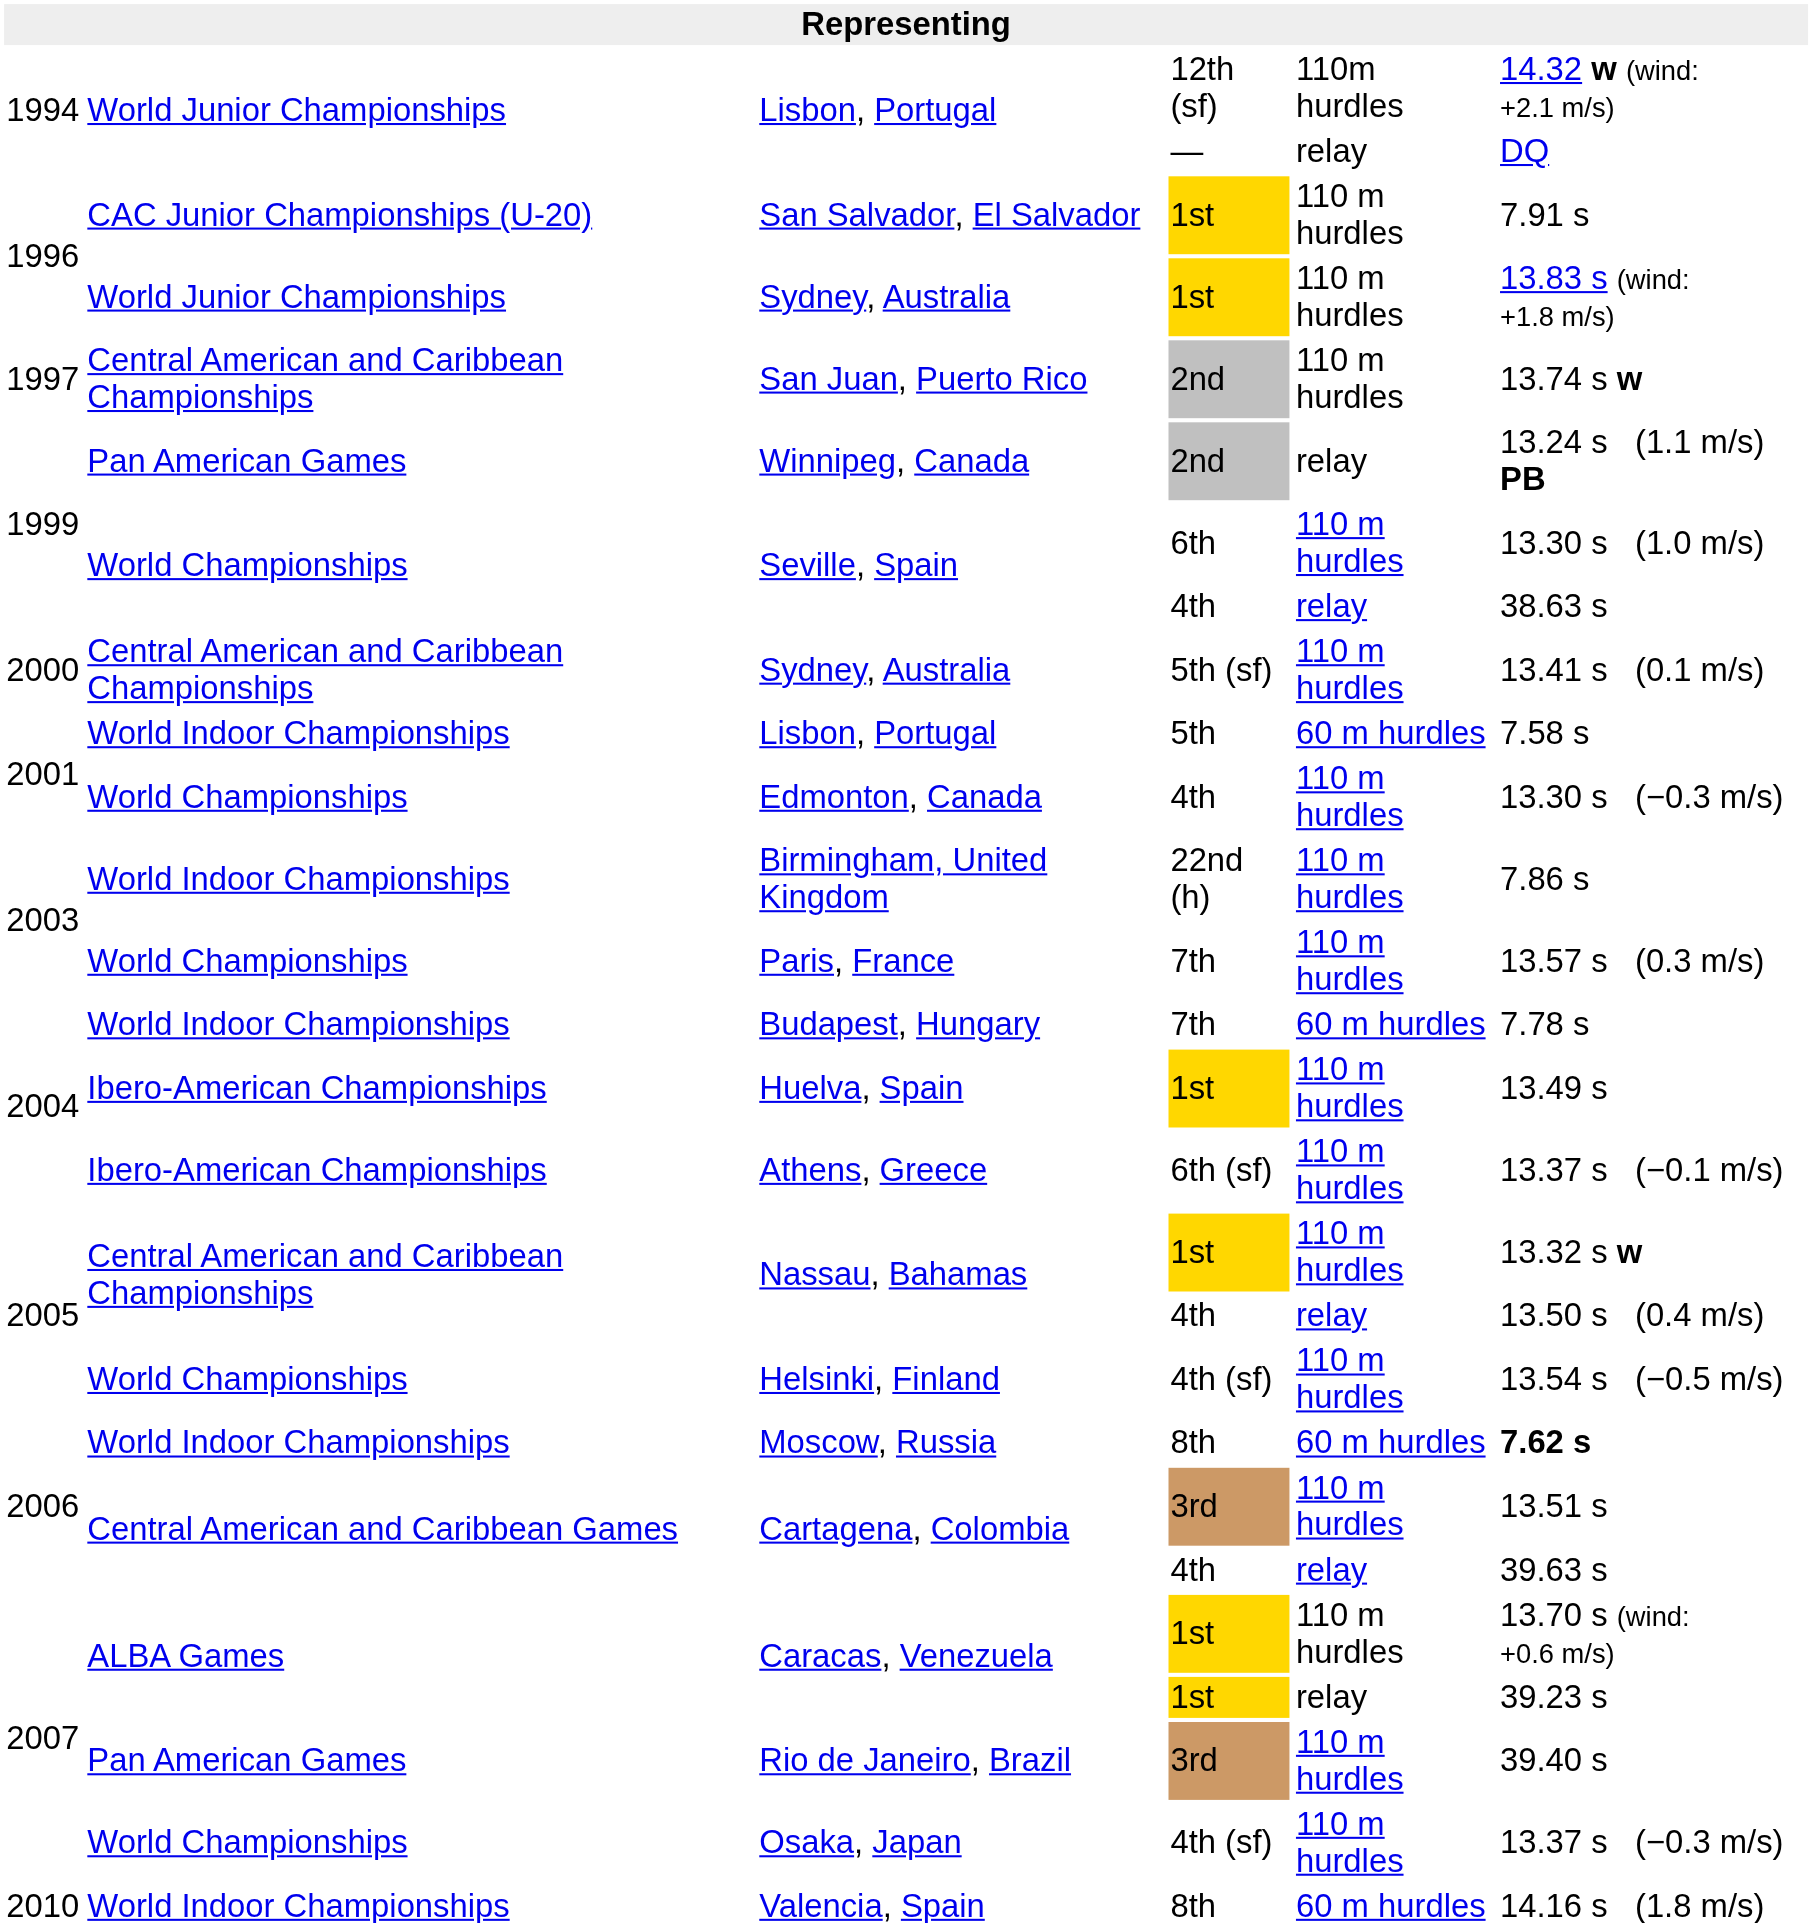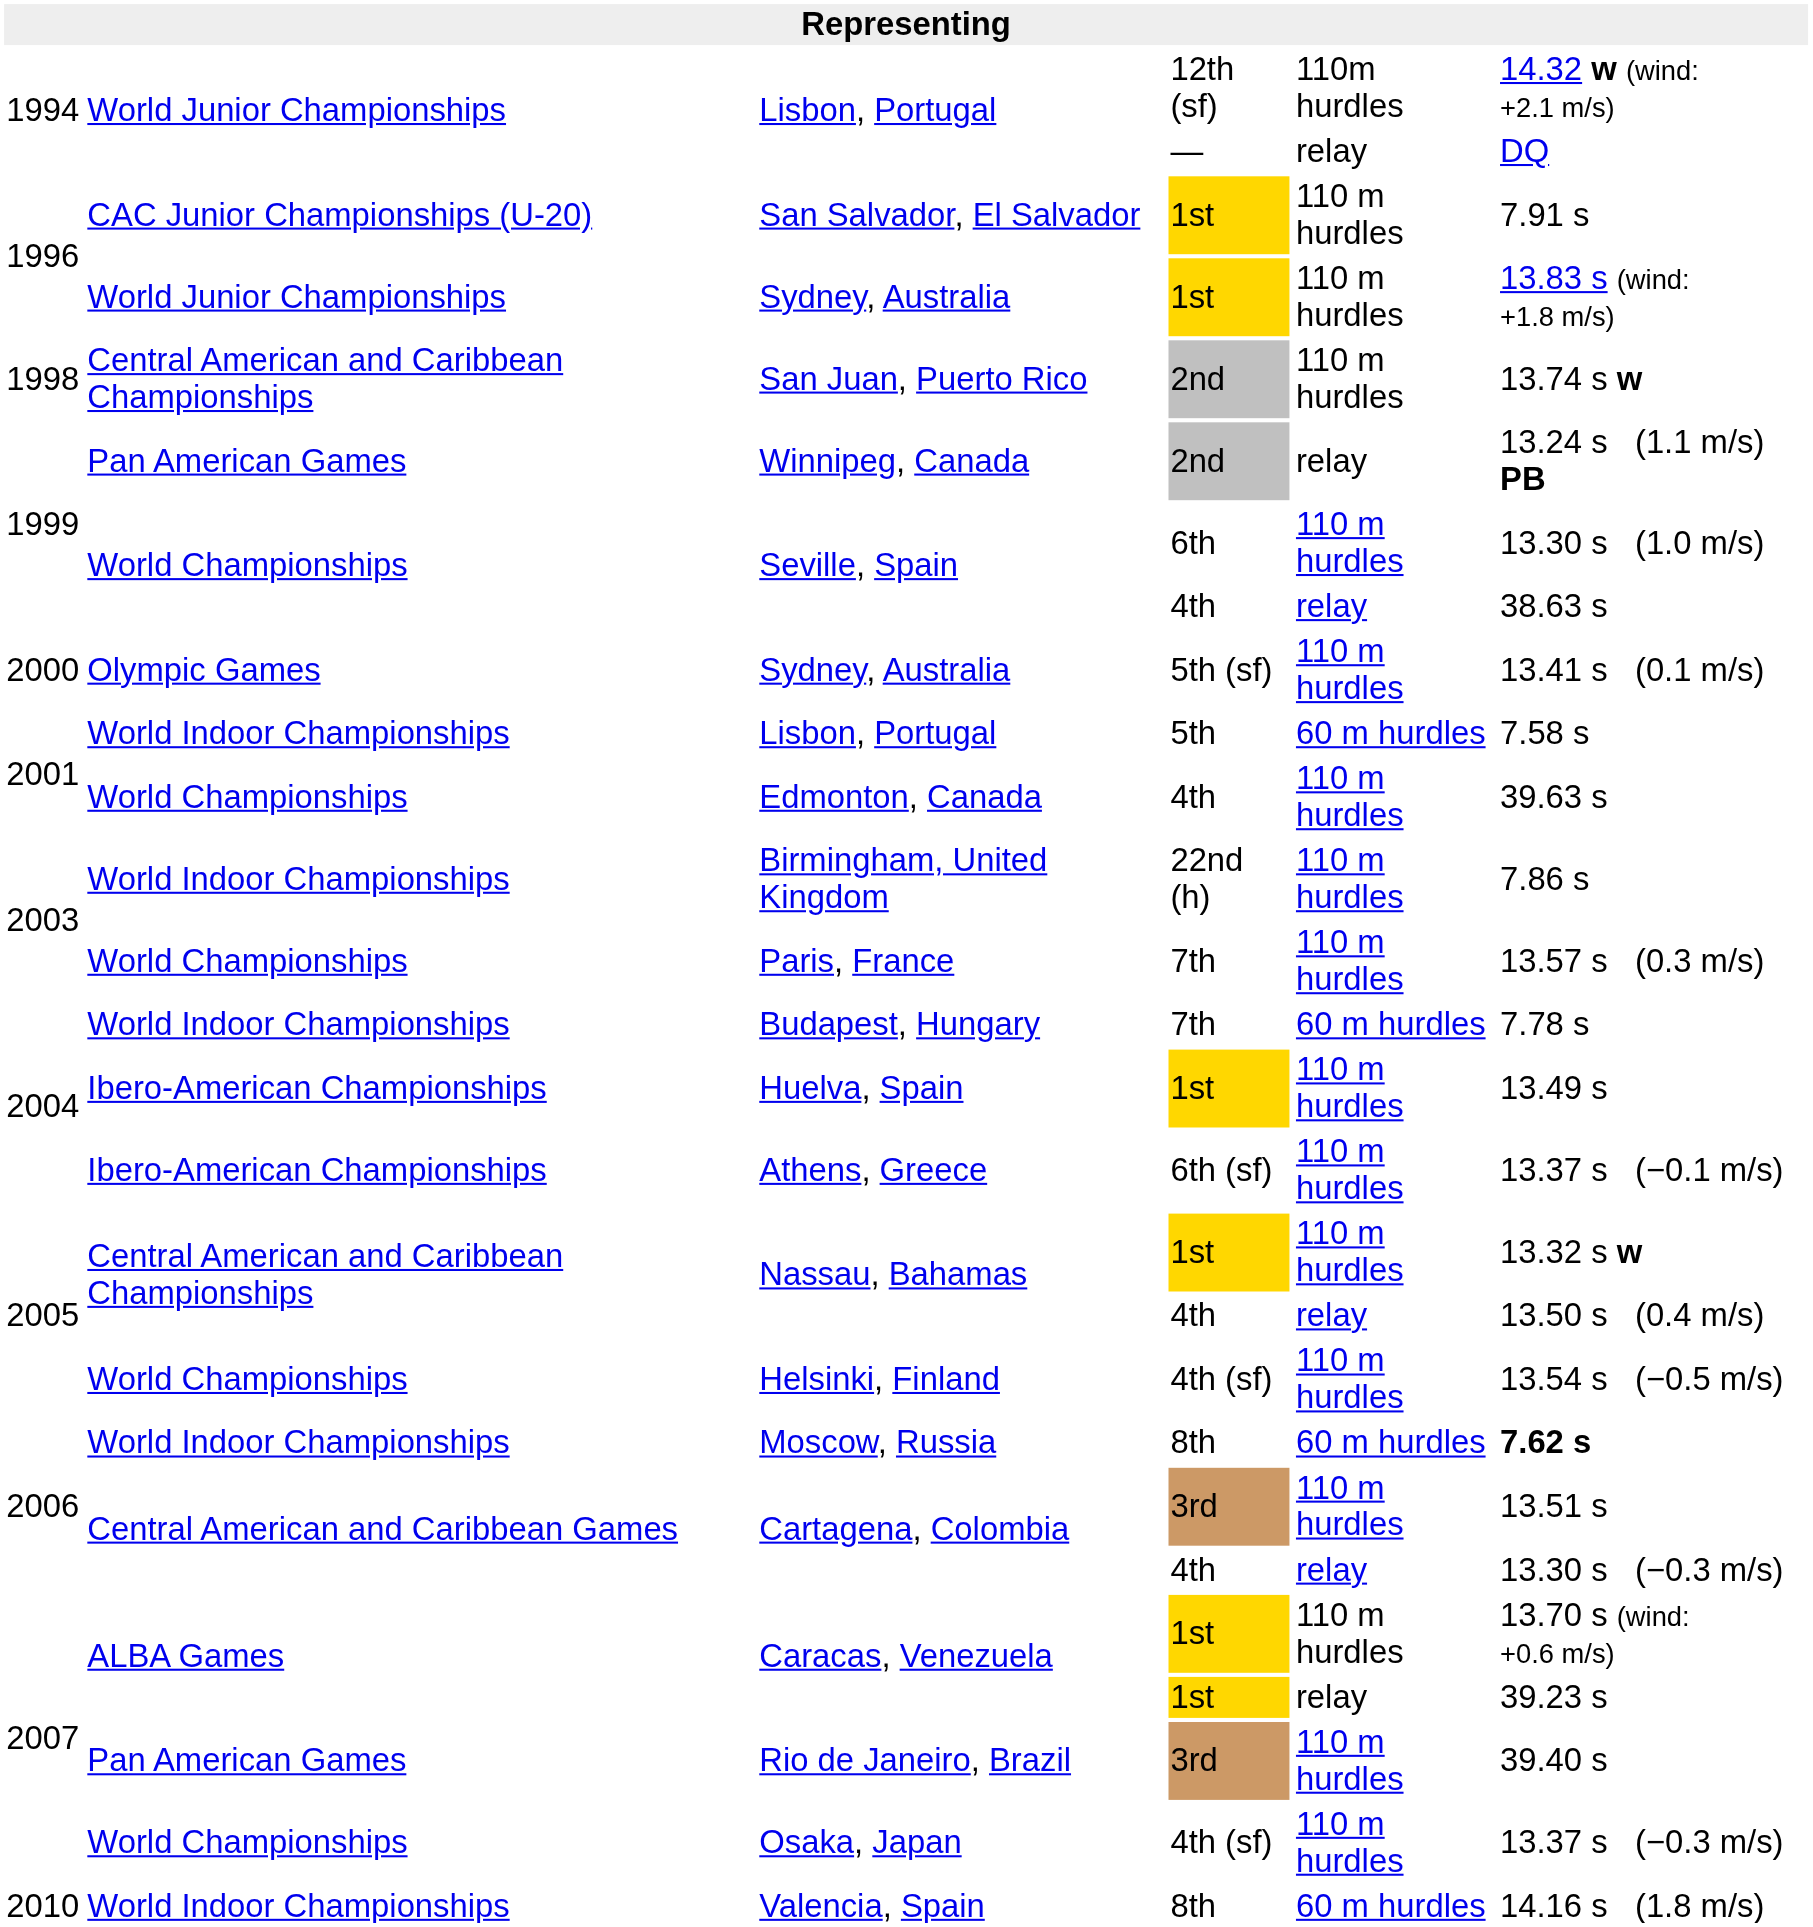(43, 378) 1997 -> (43, 378) 1998
(325, 669) Central American and Caribbean Championships -> (204, 669) Olympic Games
(1642, 796) 13.30 s (−0.3 m/s) -> (1554, 796) 39.63 s
(1554, 1569) 39.63 s -> (1642, 1569) 13.30 s (−0.3 m/s)
